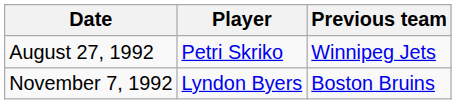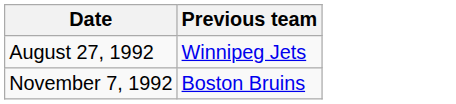- column: (242, 20)
